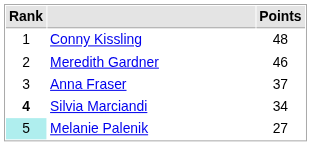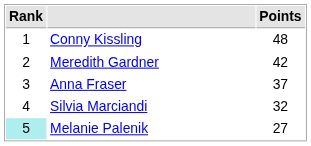(280, 62) 46 -> (280, 62) 42
(26, 107) bold -> (26, 107) normal
(280, 107) 34 -> (280, 107) 32
